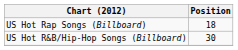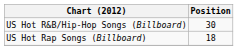rows swapped: (96, 38) <-> (76, 25)
